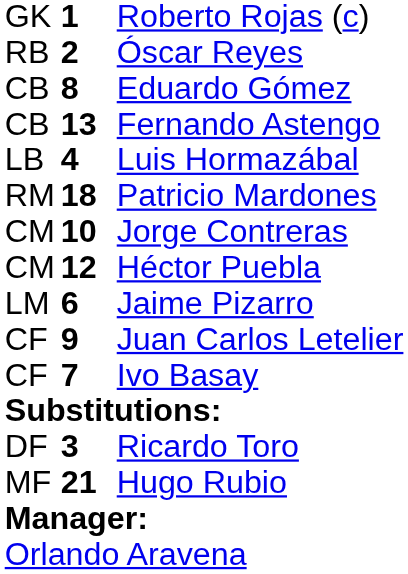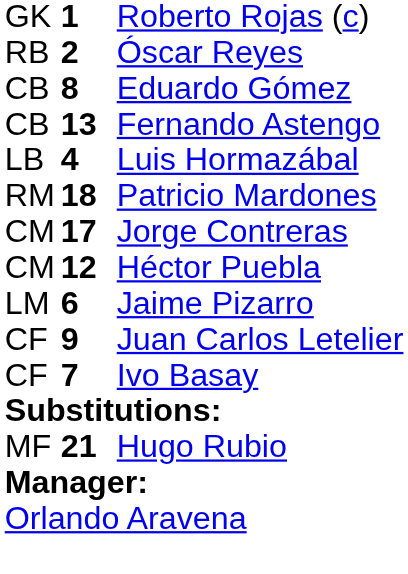(79, 231) 10 -> (79, 231) 17
- row: (208, 446)
